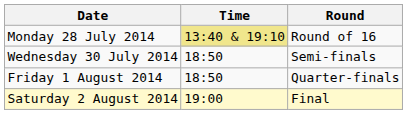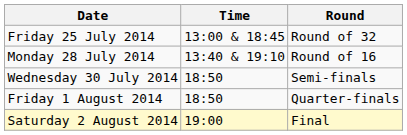+ row: (81, 36)
(235, 36) khaki background -> (235, 57) no background
